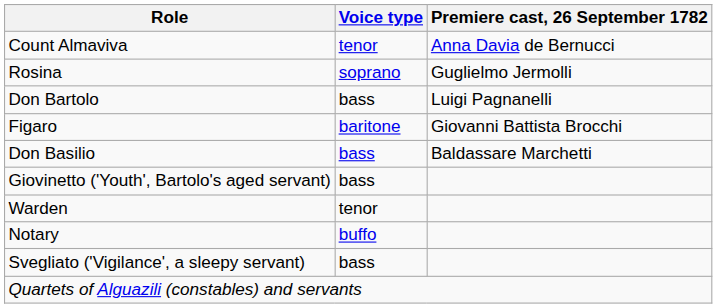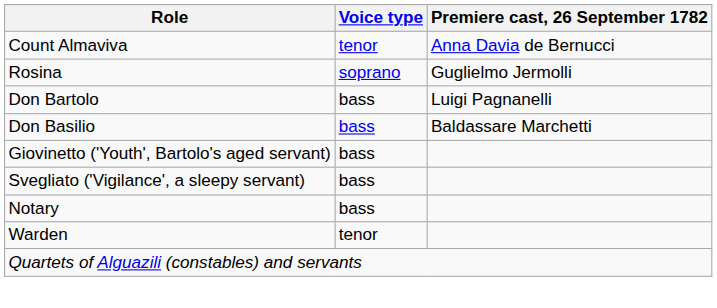- row: (33, 126)
rows swapped: (157, 262) <-> (38, 208)
(358, 235) buffo -> (357, 208) bass
